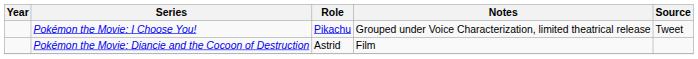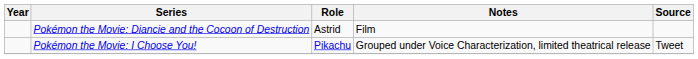rows swapped: (171, 45) <-> (115, 29)
